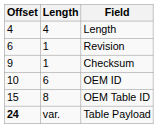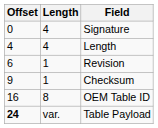+ row: (106, 30)
- row: (103, 81)
(13, 98) 15 -> (13, 98) 16
